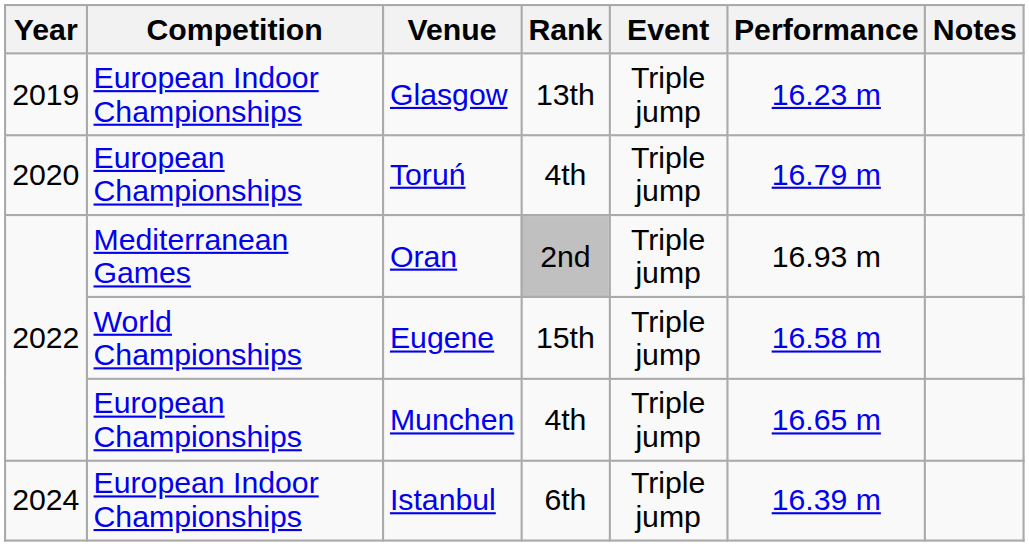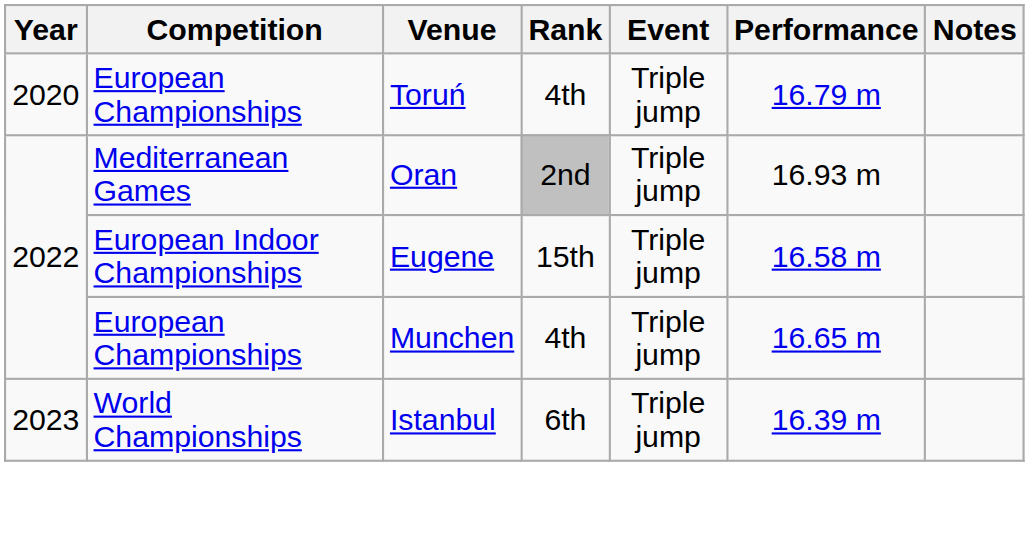- row: (449, 94)
(198, 338) World Championships -> (206, 257) European Indoor Championships
(46, 501) 2024 -> (46, 419) 2023
(206, 501) European Indoor Championships -> (198, 419) World Championships
